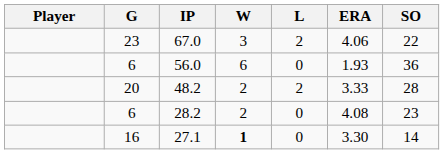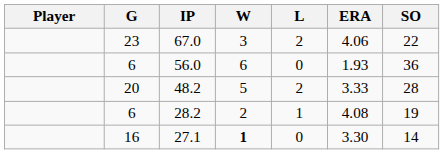(243, 88) 2 -> (243, 88) 5
(299, 112) 0 -> (299, 112) 1
(411, 112) 23 -> (411, 112) 19
